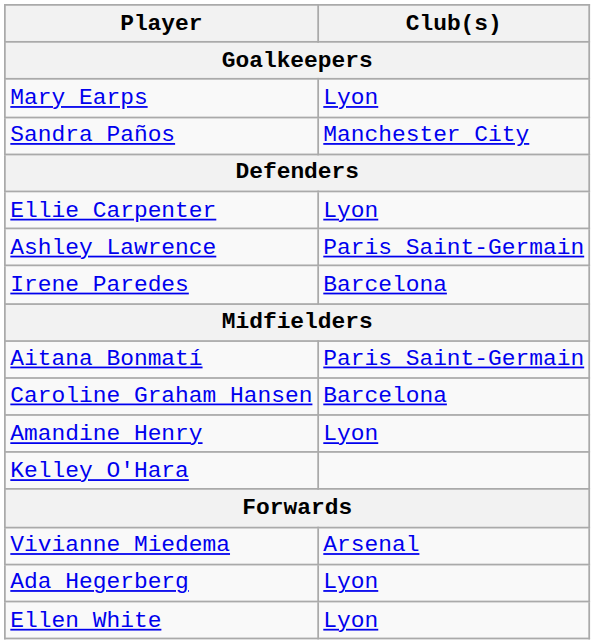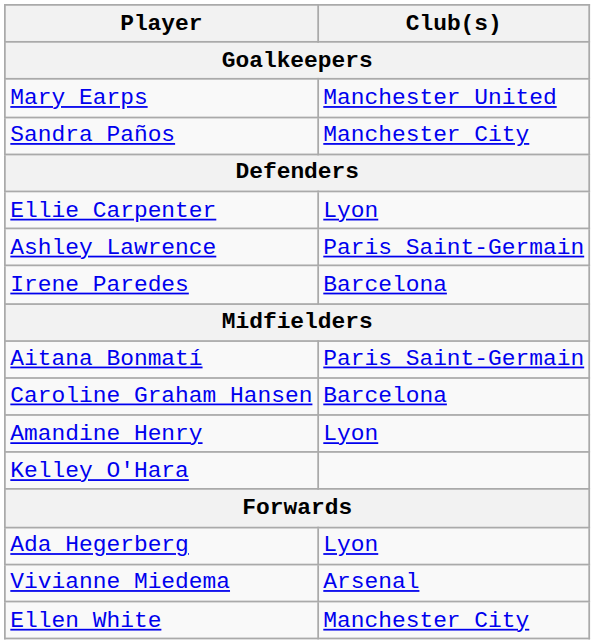(351, 98) Lyon -> (440, 98) Manchester United
rows swapped: (100, 583) <-> (120, 546)
(351, 620) Lyon -> (426, 620) Manchester City
